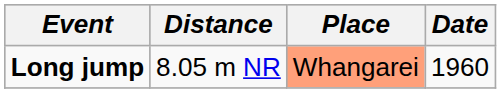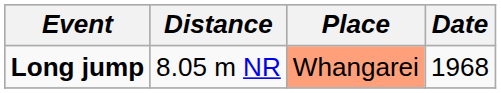(460, 66) 1960 -> (460, 66) 1968
